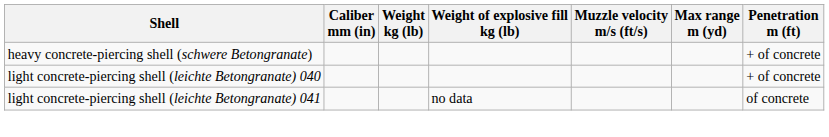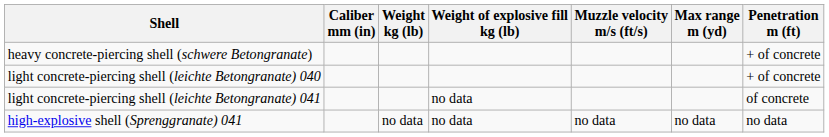+ row: (125, 120)
